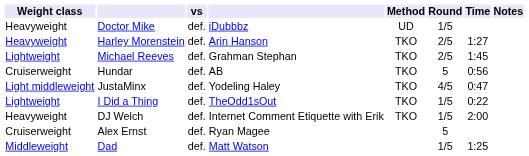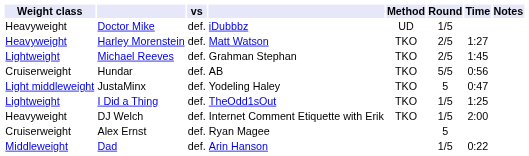(238, 41) Arin Hanson -> (239, 41) Matt Watson
(445, 71) 5 -> (445, 71) 5/5
(445, 86) 4/5 -> (445, 86) 5
(478, 101) 0:22 -> (478, 101) 1:25
(239, 146) Matt Watson -> (238, 146) Arin Hanson
(478, 146) 1:25 -> (478, 146) 0:22
